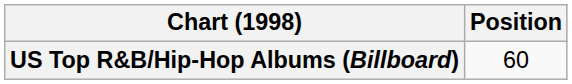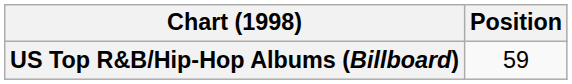(516, 60) 60 -> (516, 60) 59
